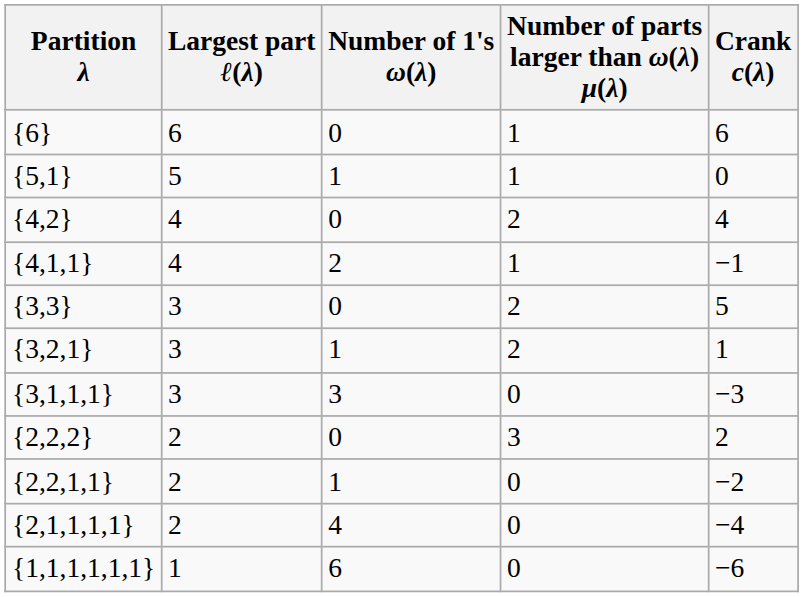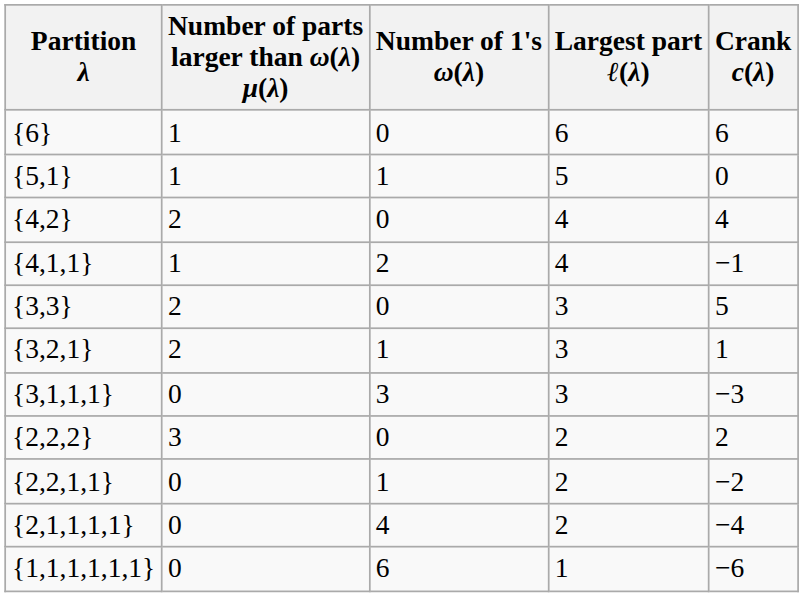columns swapped: (242, 57) <-> (605, 57)
